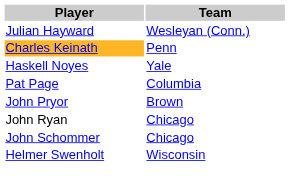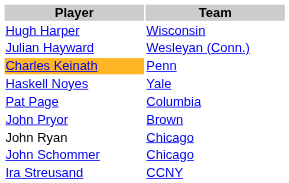+ row: (43, 30)
+ row: (44, 173)
- row: (55, 155)
